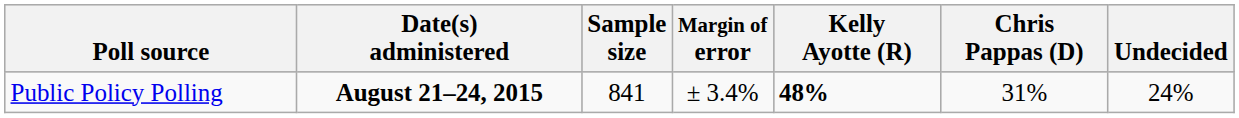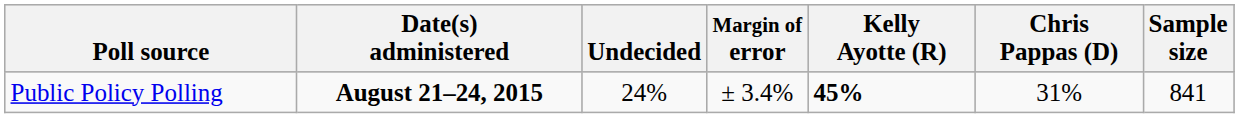columns swapped: (627, 38) <-> (1171, 52)
(804, 91) 48% -> (839, 91) 45%
